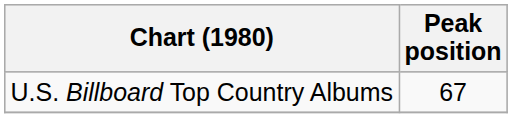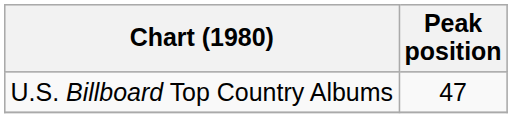(453, 91) 67 -> (453, 91) 47
